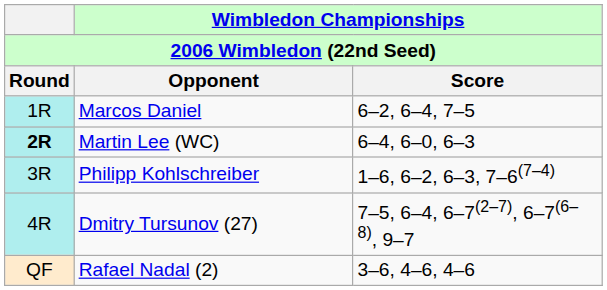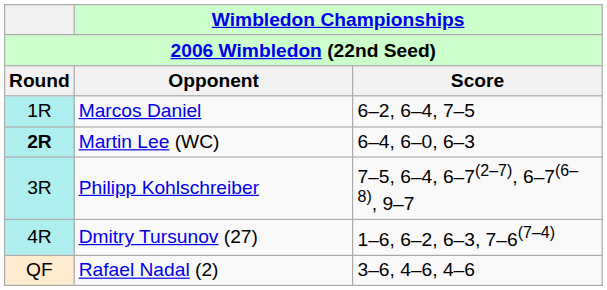(456, 174) 1–6, 6–2, 6–3, 7–6(7–4) -> (468, 187) 7–5, 6–4, 6–7(2–7), 6–7(6–8), 9–7
(468, 223) 7–5, 6–4, 6–7(2–7), 6–7(6–8), 9–7 -> (456, 237) 1–6, 6–2, 6–3, 7–6(7–4)
